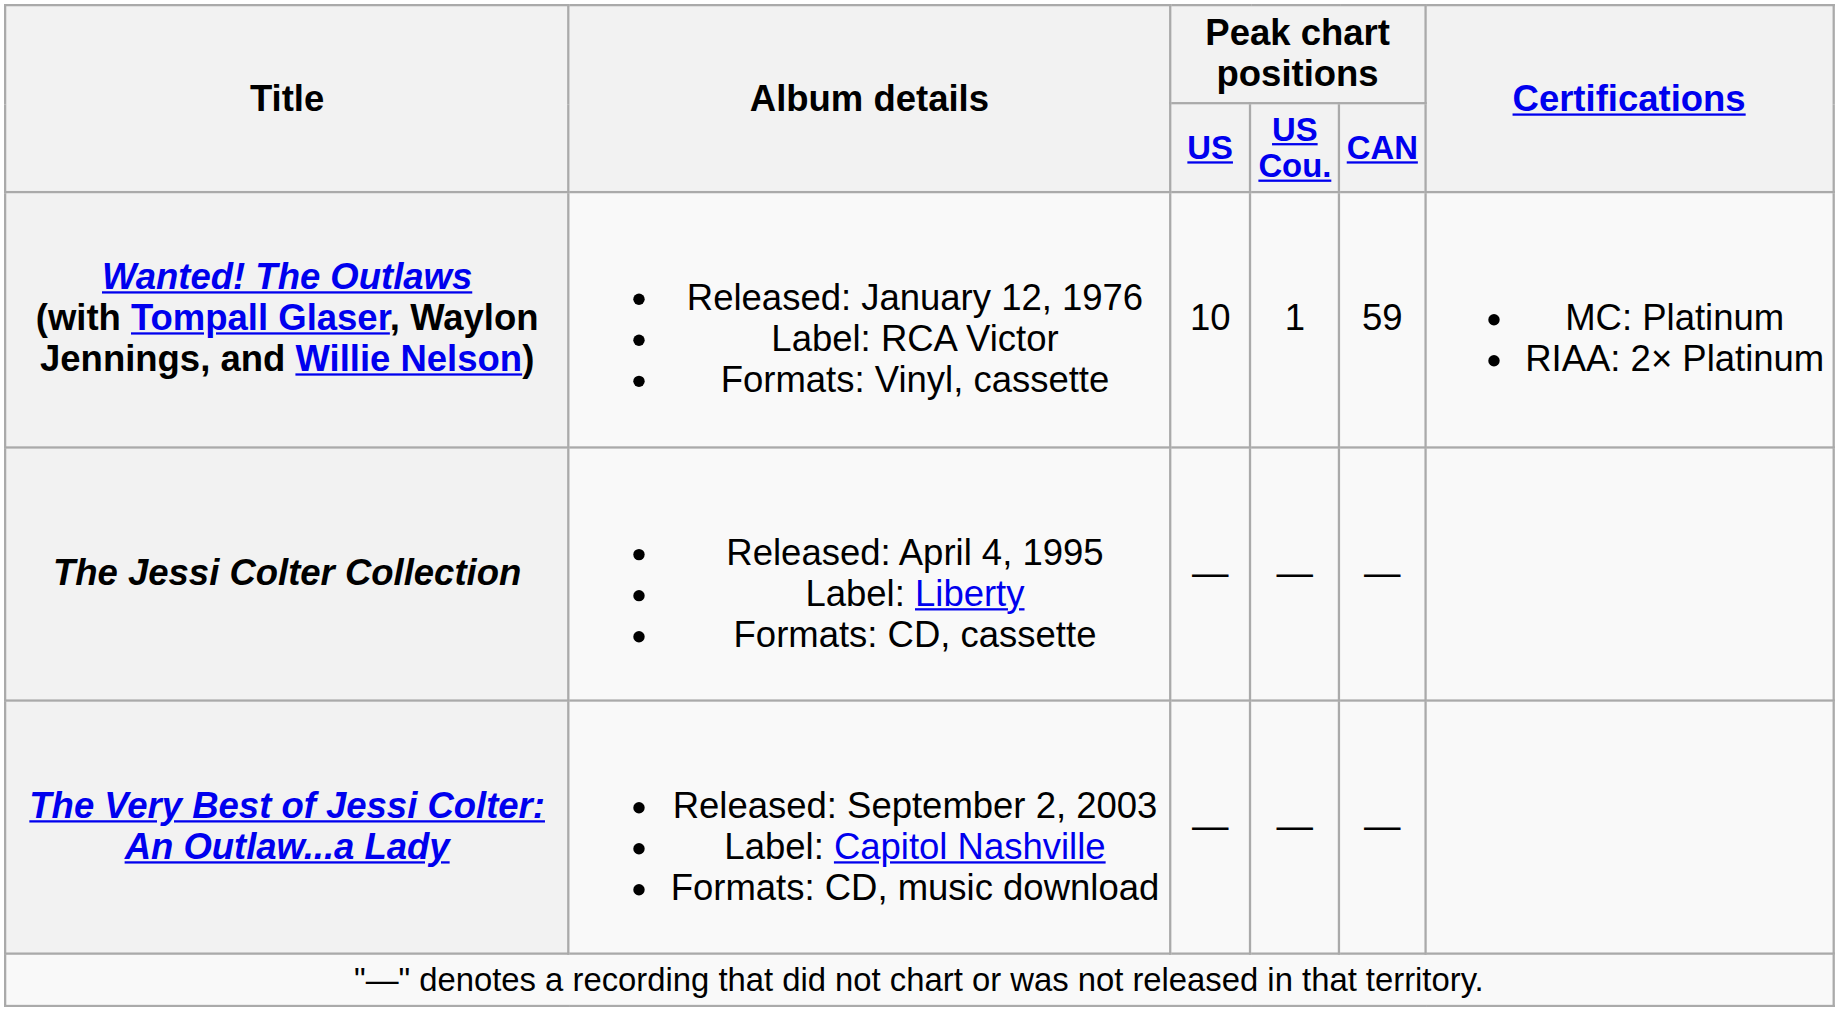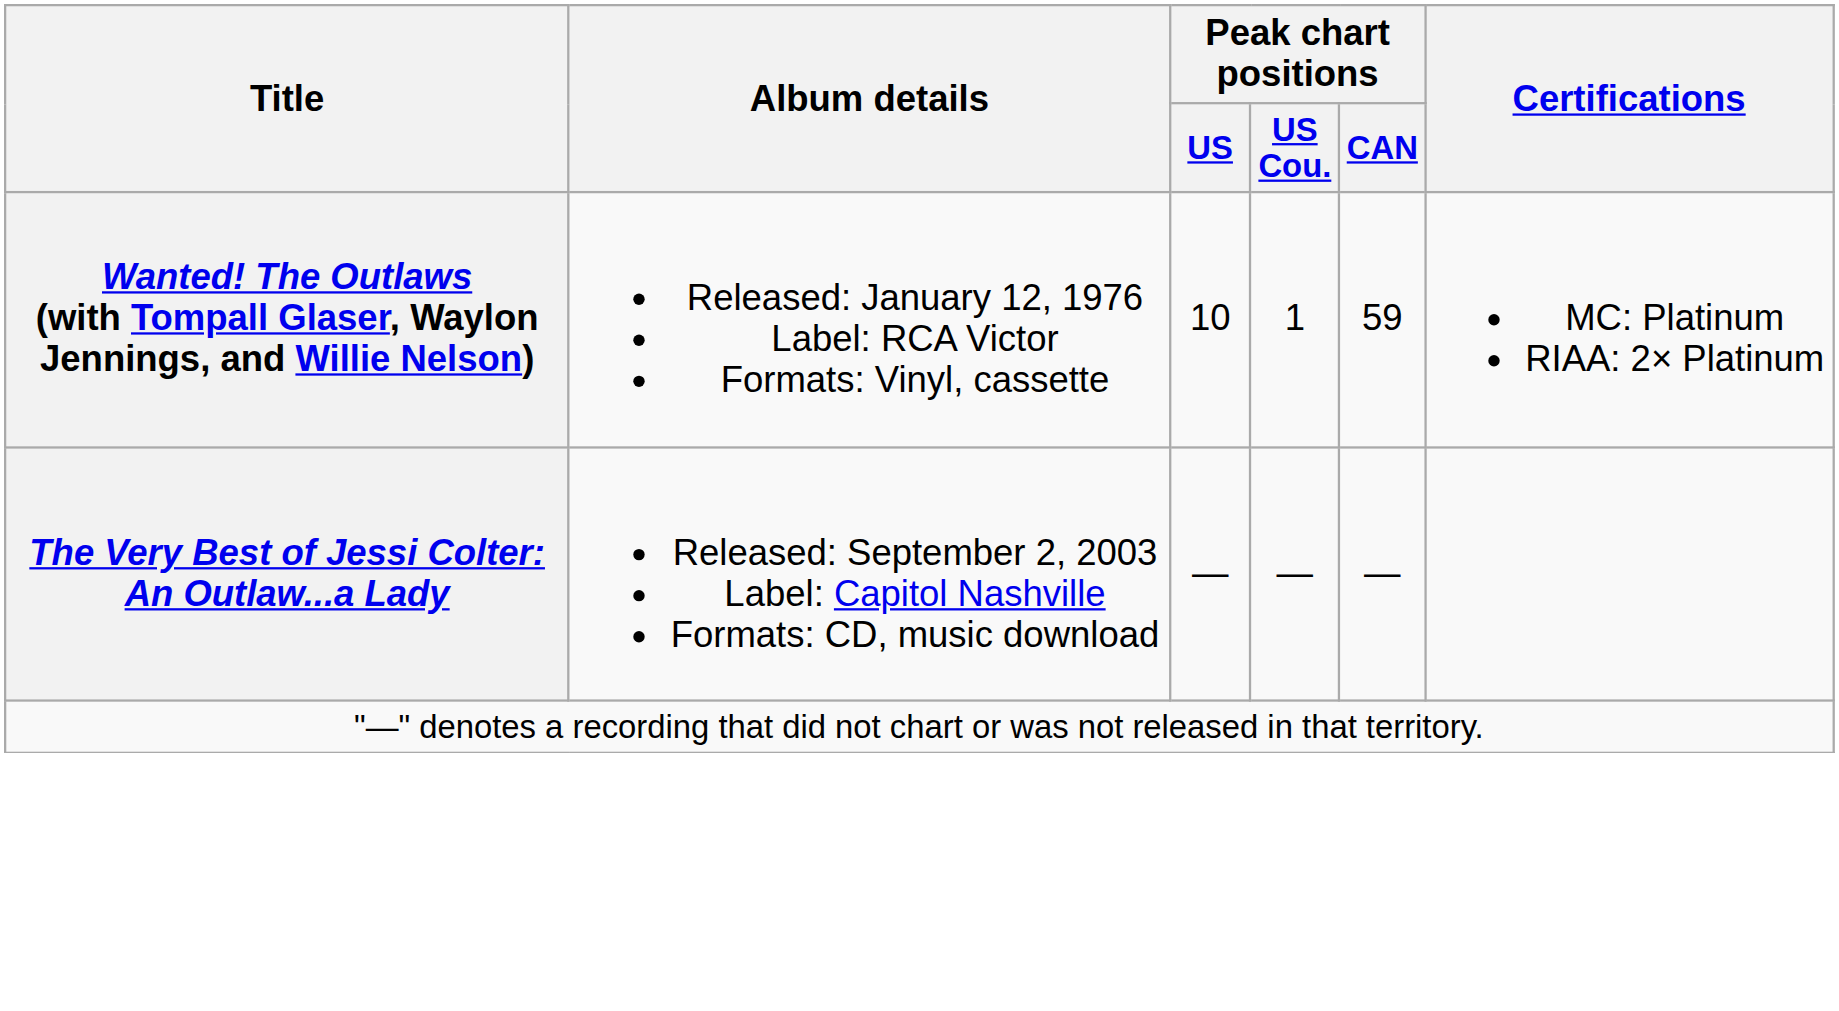- row: (287, 572)
